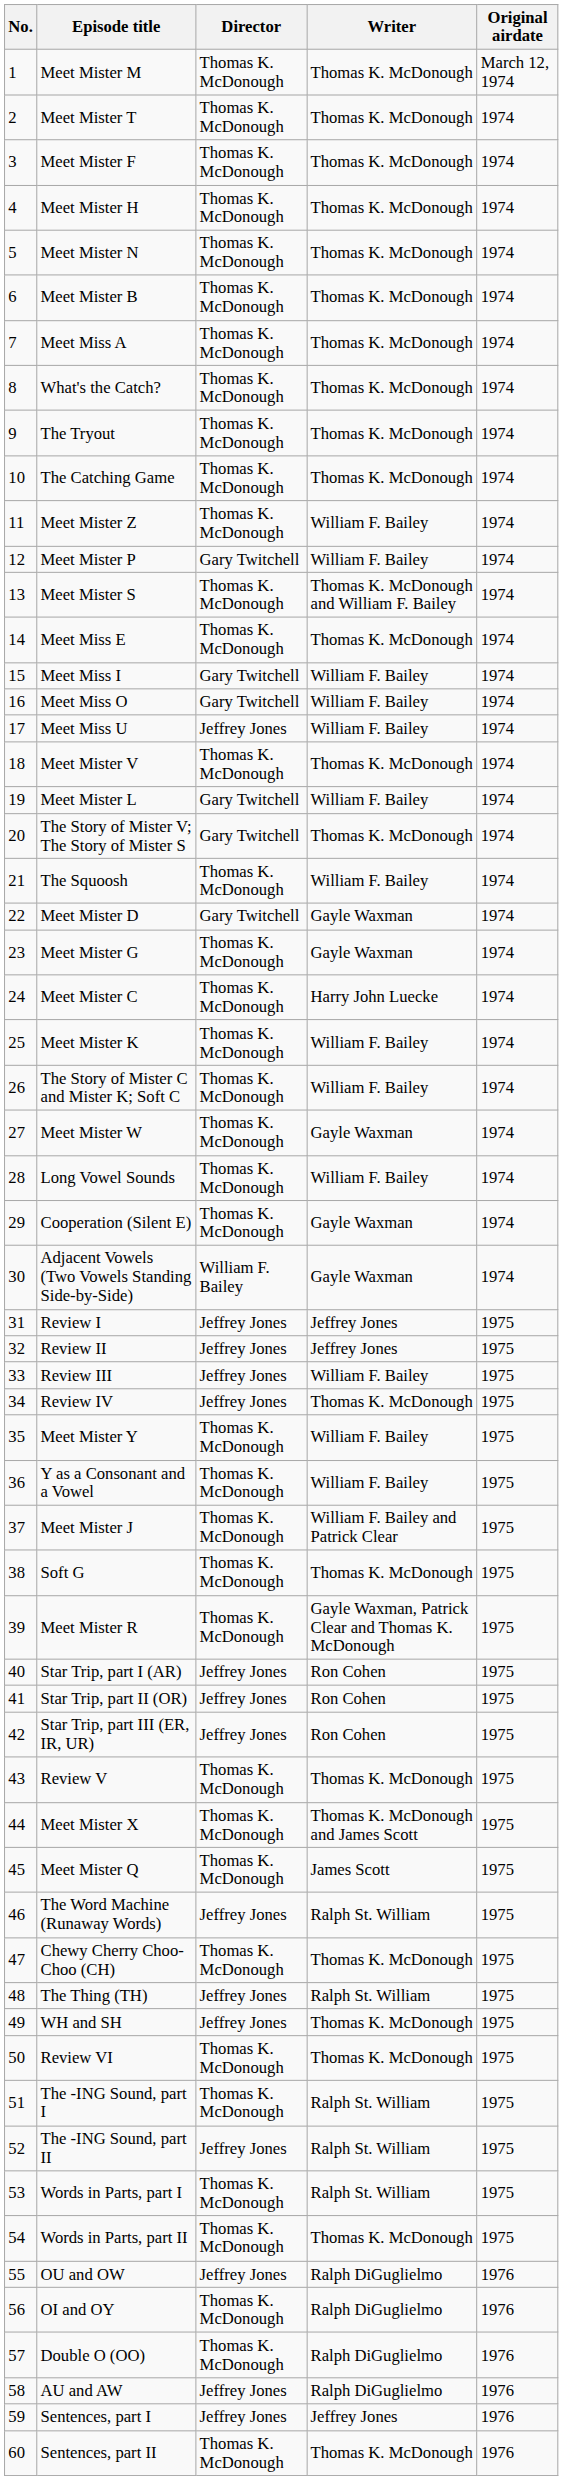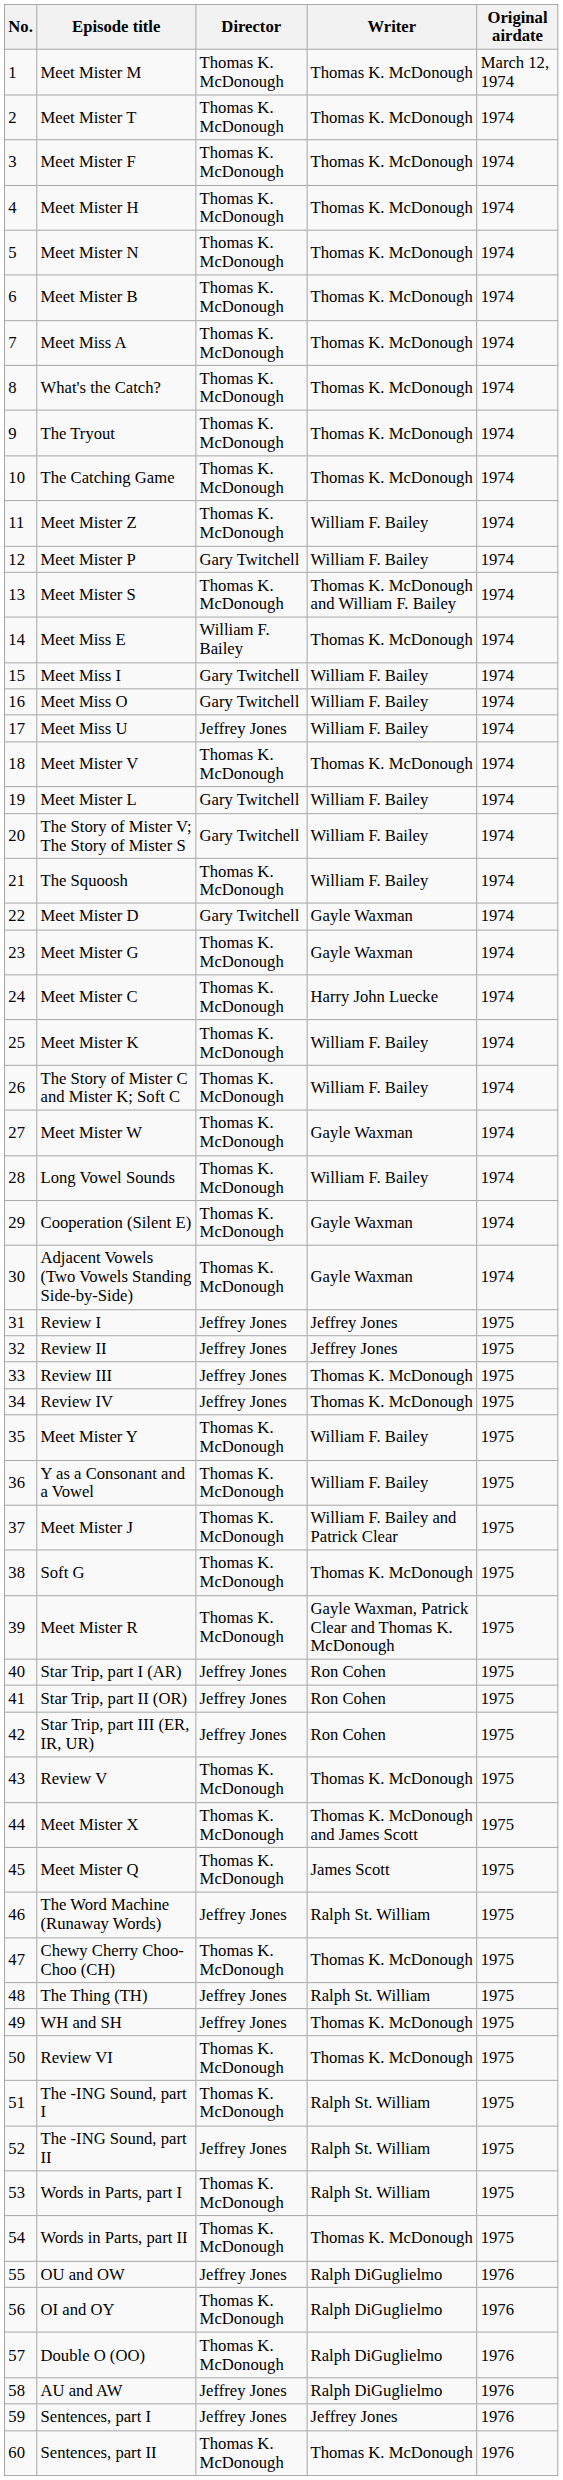(242, 639) Thomas K. McDonough -> (235, 639) William F. Bailey
(392, 835) Thomas K. McDonough -> (369, 835) William F. Bailey
(235, 1277) William F. Bailey -> (242, 1277) Thomas K. McDonough
(369, 1375) William F. Bailey -> (392, 1375) Thomas K. McDonough
